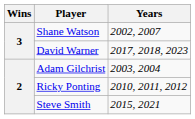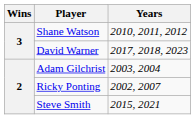(135, 32) 2002, 2007 -> (149, 32) 2010, 2011, 2012
(149, 87) 2010, 2011, 2012 -> (135, 87) 2002, 2007
